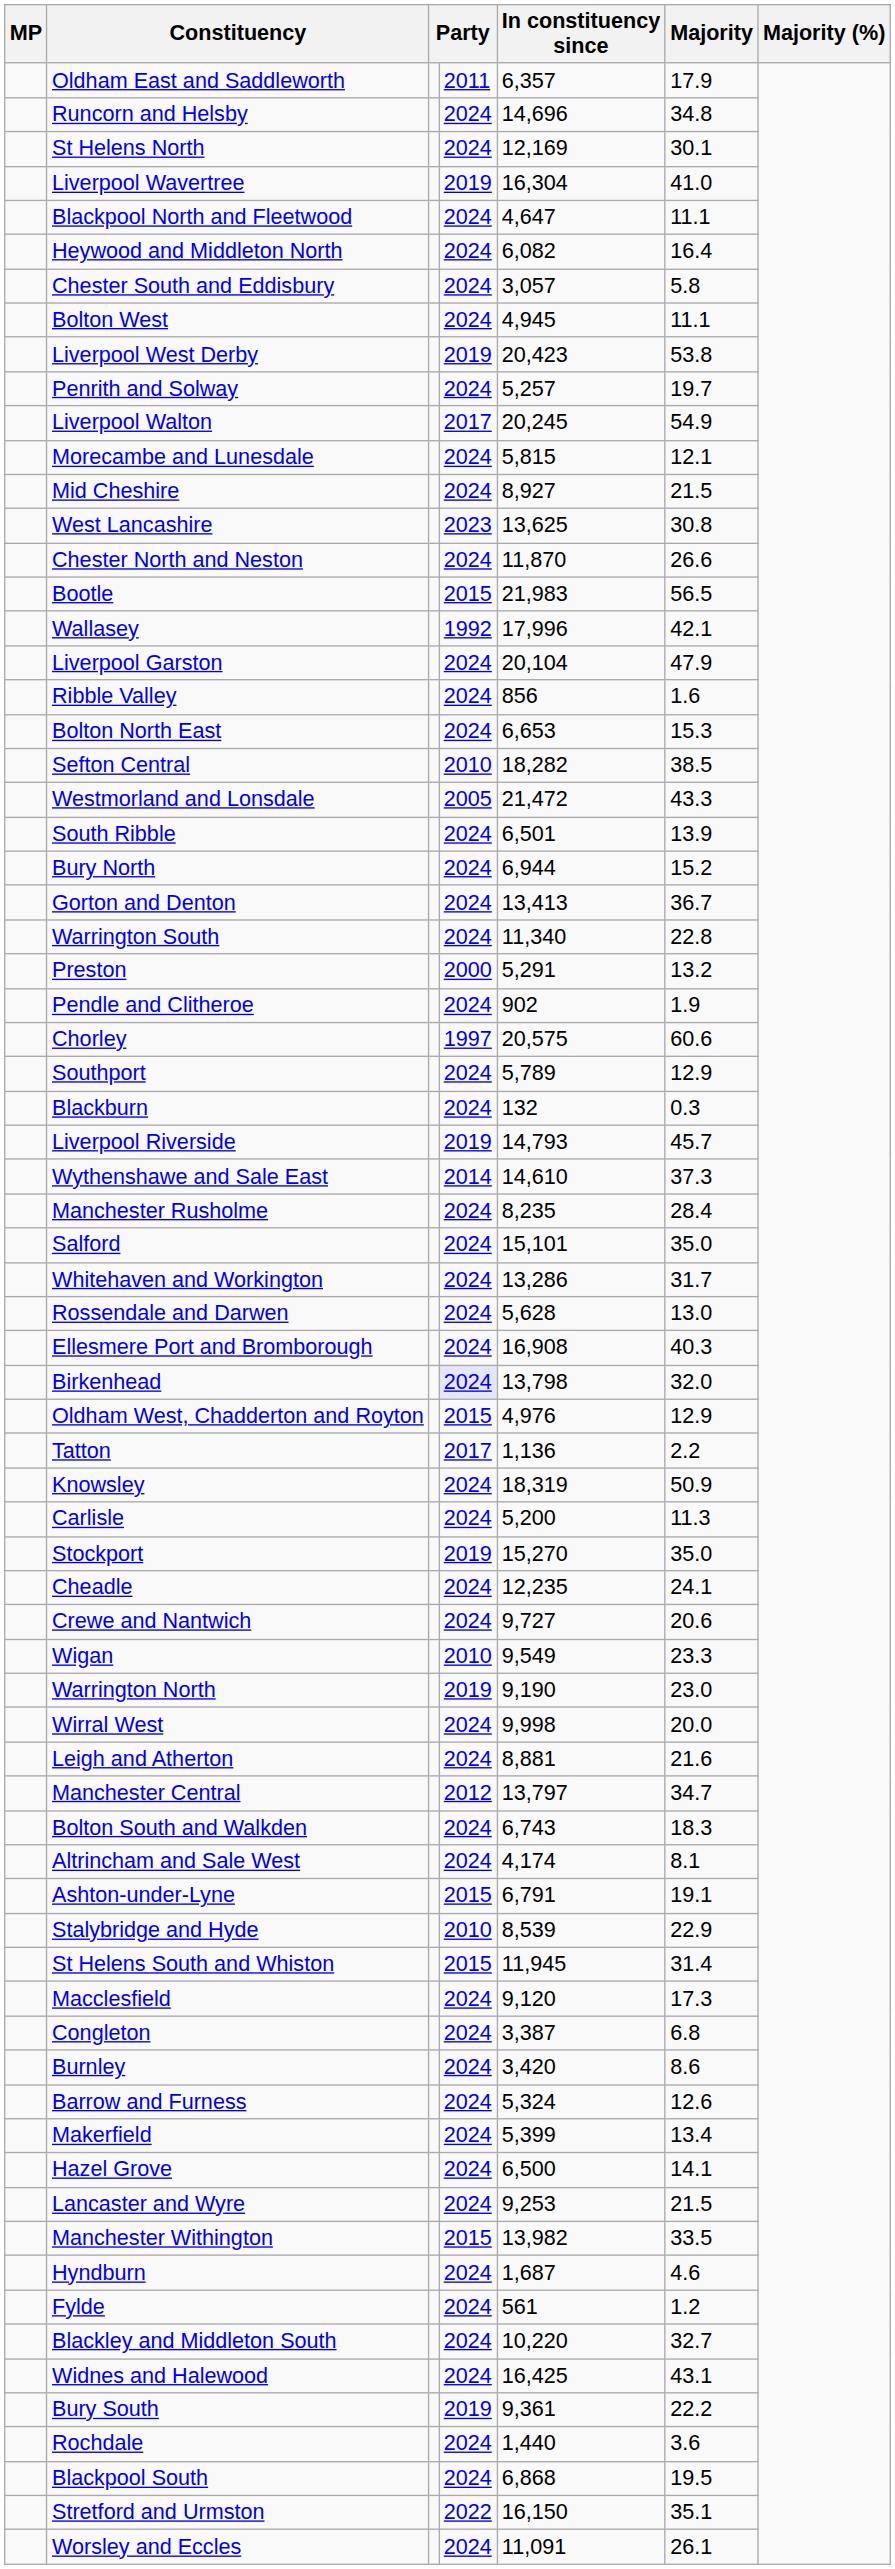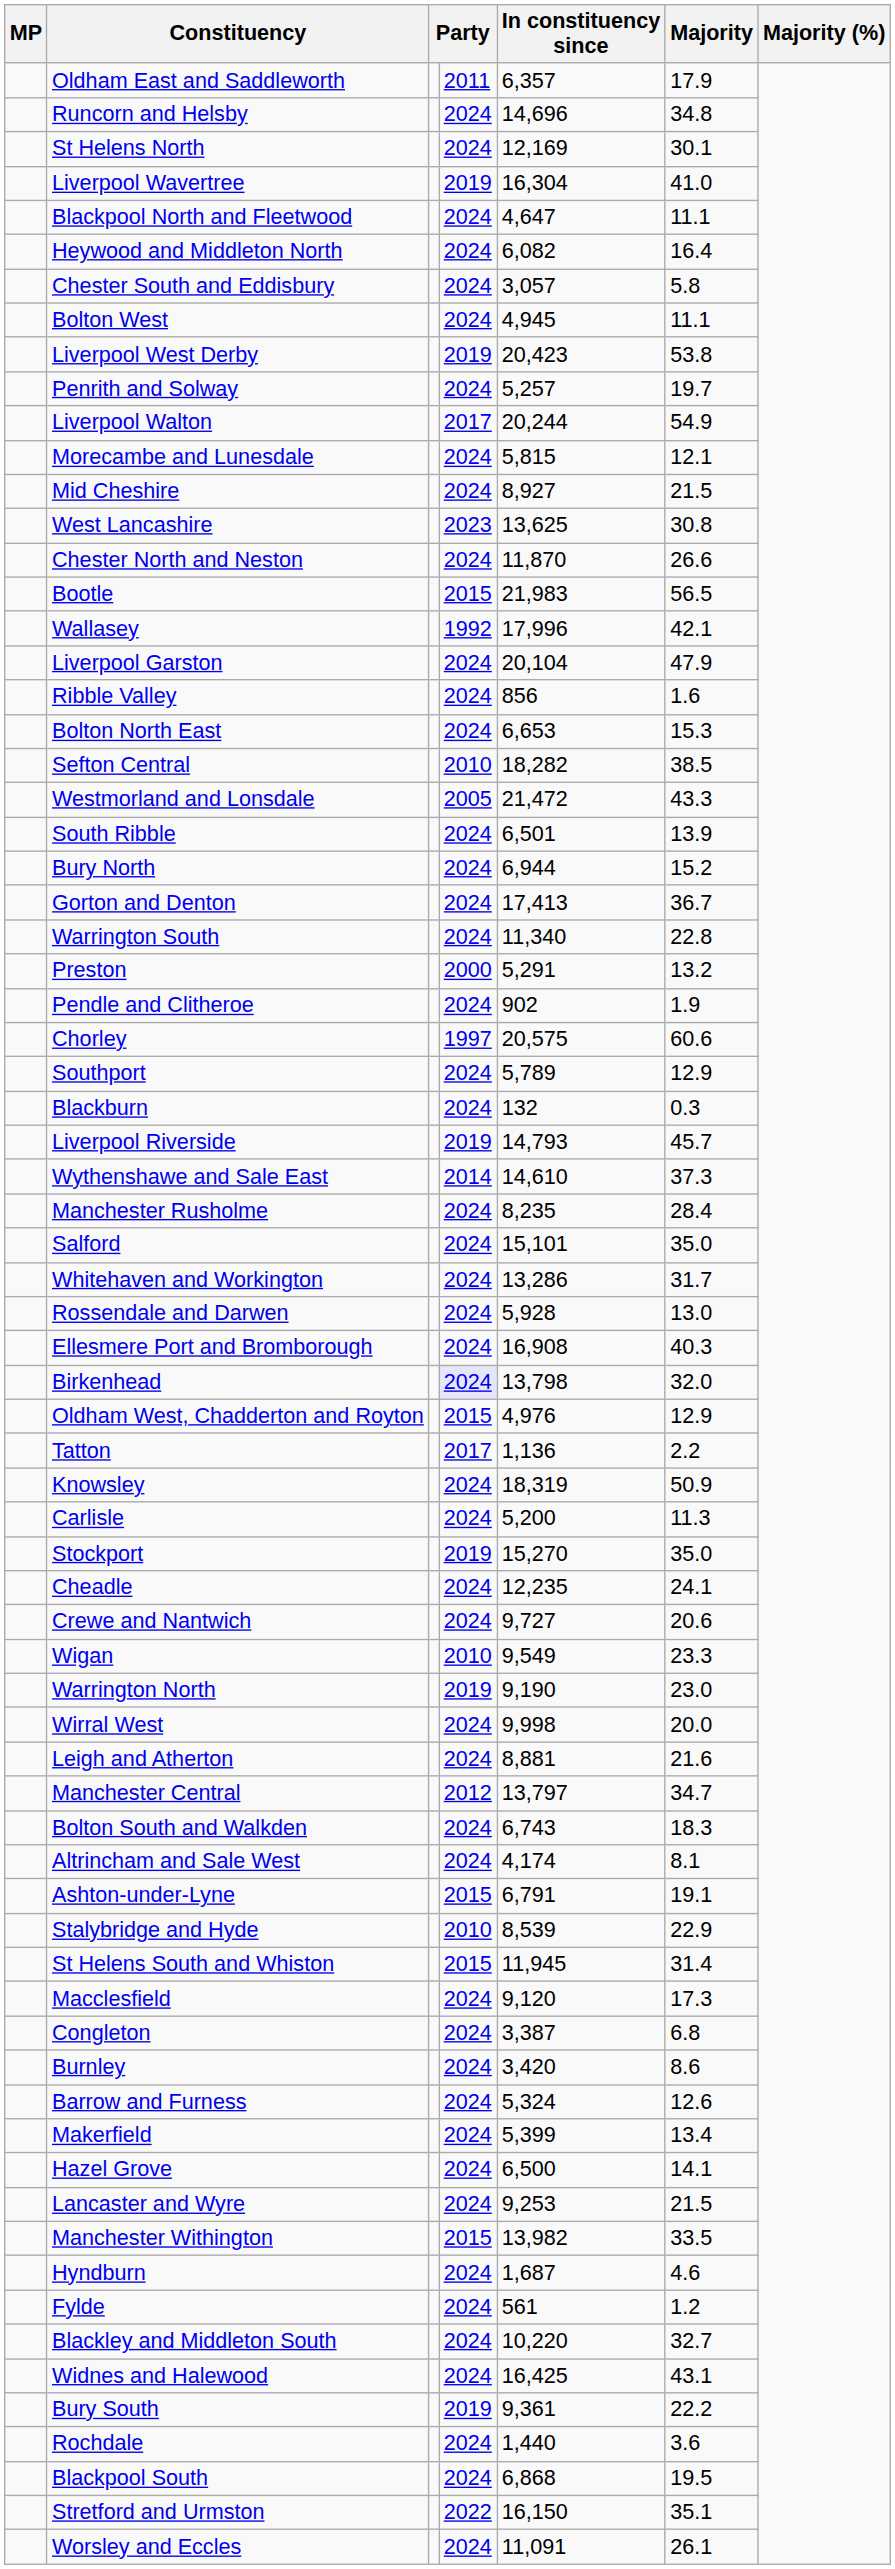(535, 422) 20,245 -> (535, 422) 20,244
(535, 902) 13,413 -> (535, 902) 17,413
(529, 1313) 5,628 -> (529, 1313) 5,928
